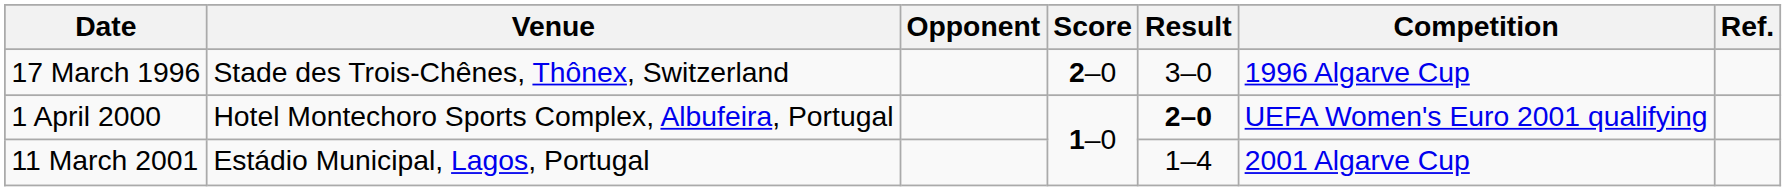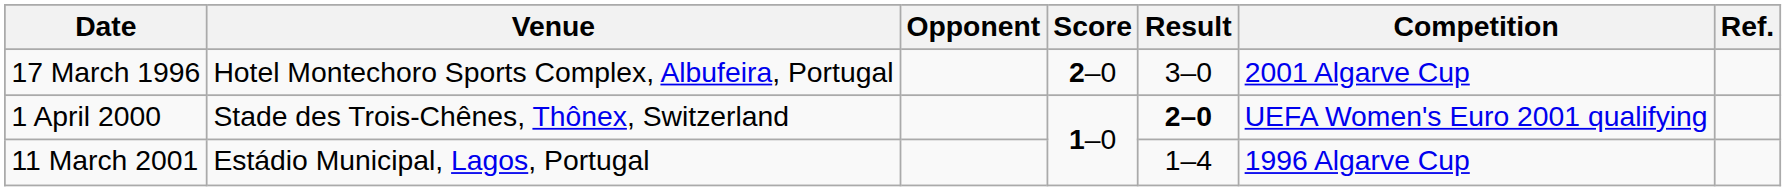(501, 71) Stade des Trois-Chênes, Thônex, Switzerland -> (553, 71) Hotel Montechoro Sports Complex, Albufeira, Portugal
(1357, 71) 1996 Algarve Cup -> (1357, 71) 2001 Algarve Cup
(553, 116) Hotel Montechoro Sports Complex, Albufeira, Portugal -> (501, 116) Stade des Trois-Chênes, Thônex, Switzerland
(1357, 161) 2001 Algarve Cup -> (1357, 161) 1996 Algarve Cup
